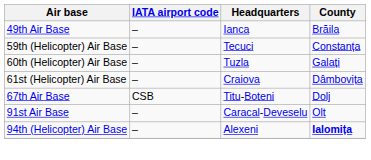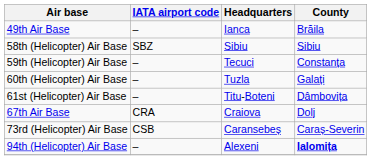+ row: (67, 46)
(242, 79) Craiova -> (249, 96) Titu-Boteni
(143, 96) CSB -> (144, 113) CRA
(249, 96) Titu-Boteni -> (242, 113) Craiova
+ row: (67, 130)
- row: (38, 113)
